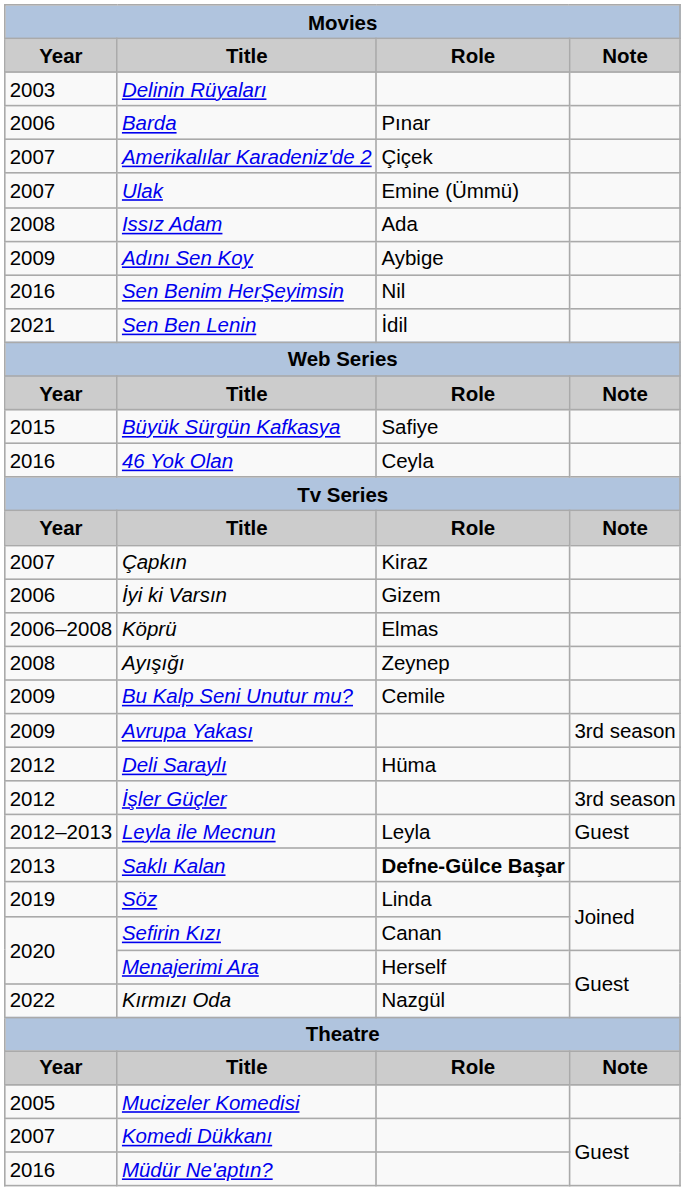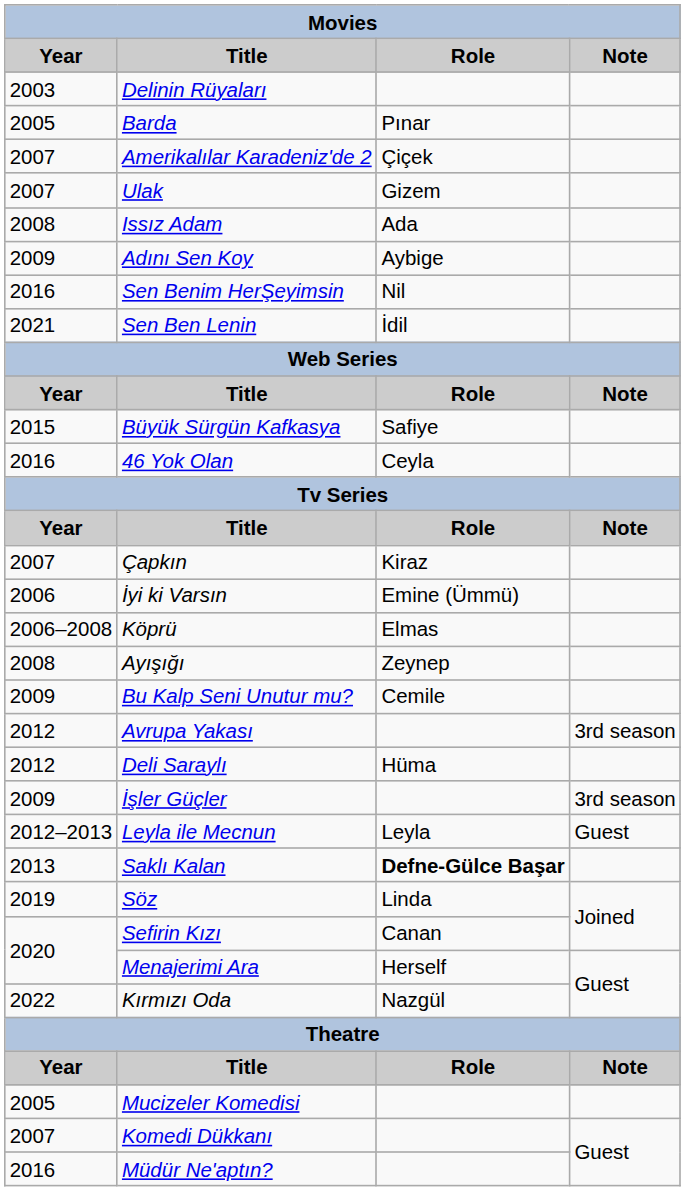(32, 123) 2006 -> (32, 123) 2005
(450, 190) Emine (Ümmü) -> (411, 190) Gizem
(411, 595) Gizem -> (450, 595) Emine (Ümmü)
(32, 730) 2009 -> (32, 730) 2012
(32, 798) 2012 -> (32, 798) 2009
